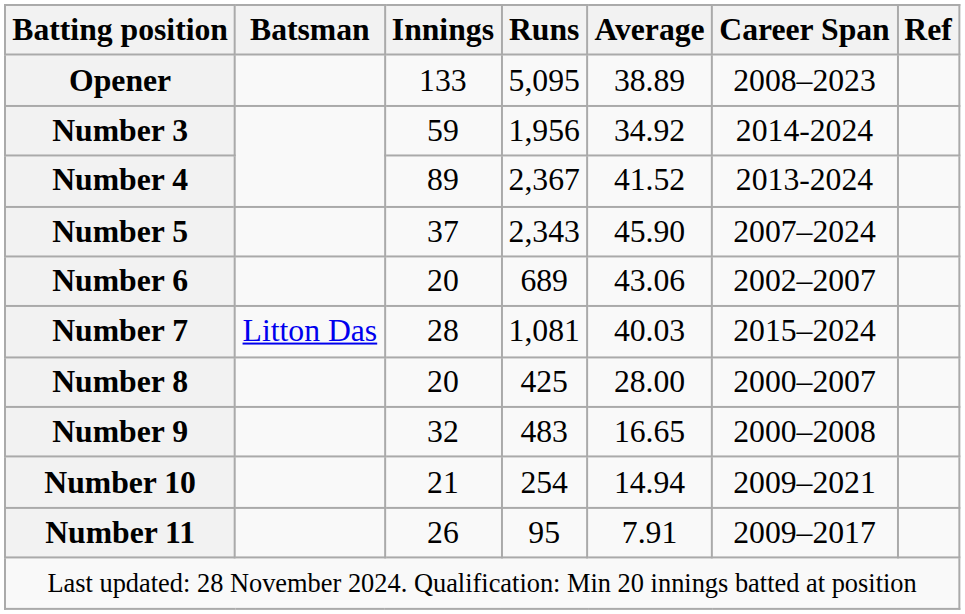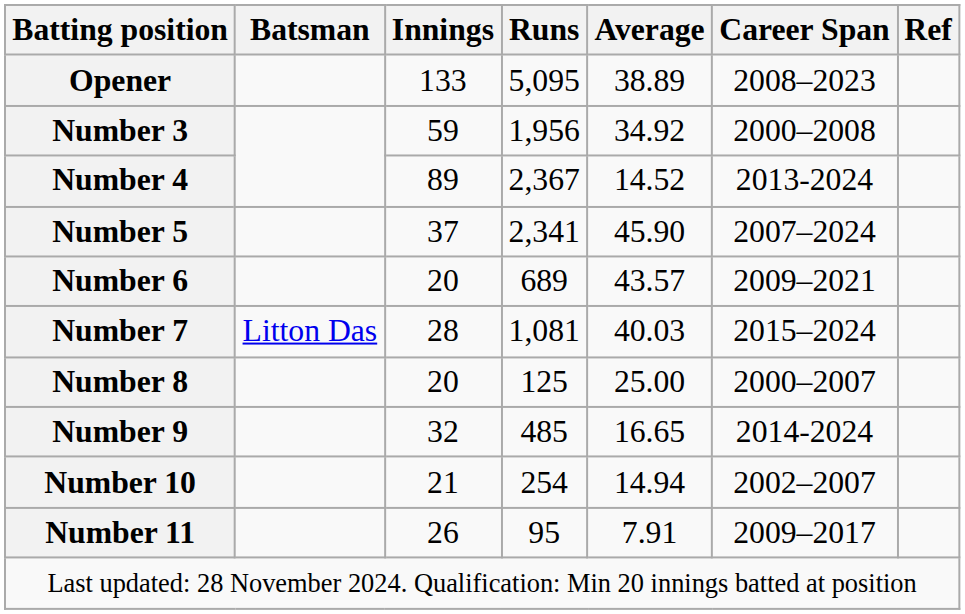(804, 130) 2014-2024 -> (804, 130) 2000–2008
(650, 180) 41.52 -> (650, 180) 14.52
(544, 230) 2,343 -> (544, 230) 2,341
(650, 280) 43.06 -> (650, 280) 43.57
(804, 280) 2002–2007 -> (804, 280) 2009–2021
(544, 381) 425 -> (544, 381) 125
(650, 381) 28.00 -> (650, 381) 25.00
(544, 431) 483 -> (544, 431) 485
(804, 431) 2000–2008 -> (804, 431) 2014-2024
(804, 481) 2009–2021 -> (804, 481) 2002–2007
